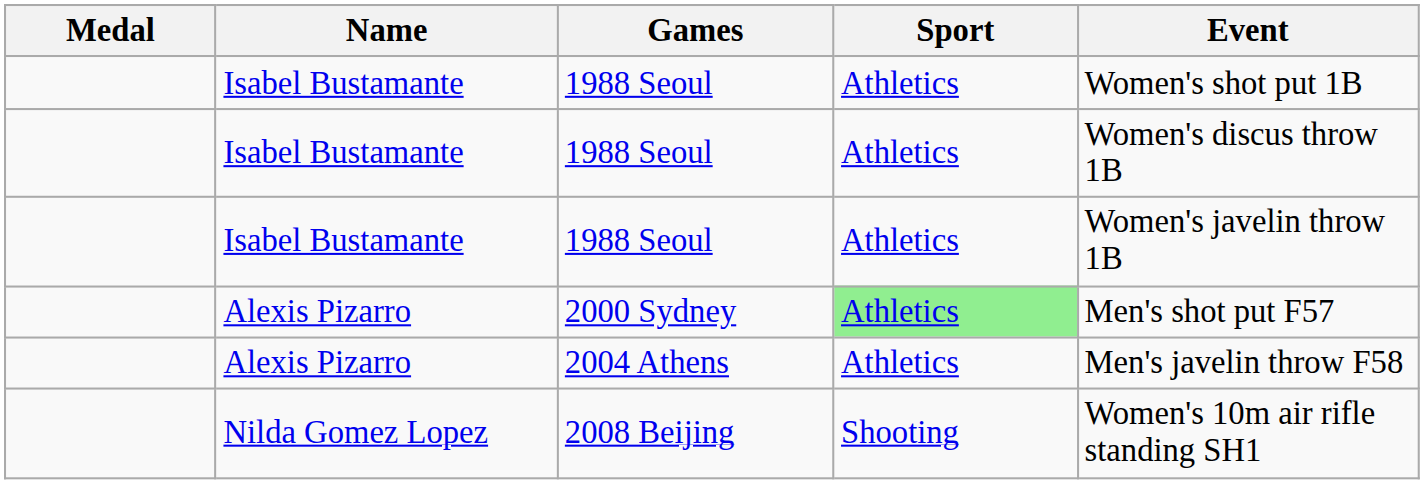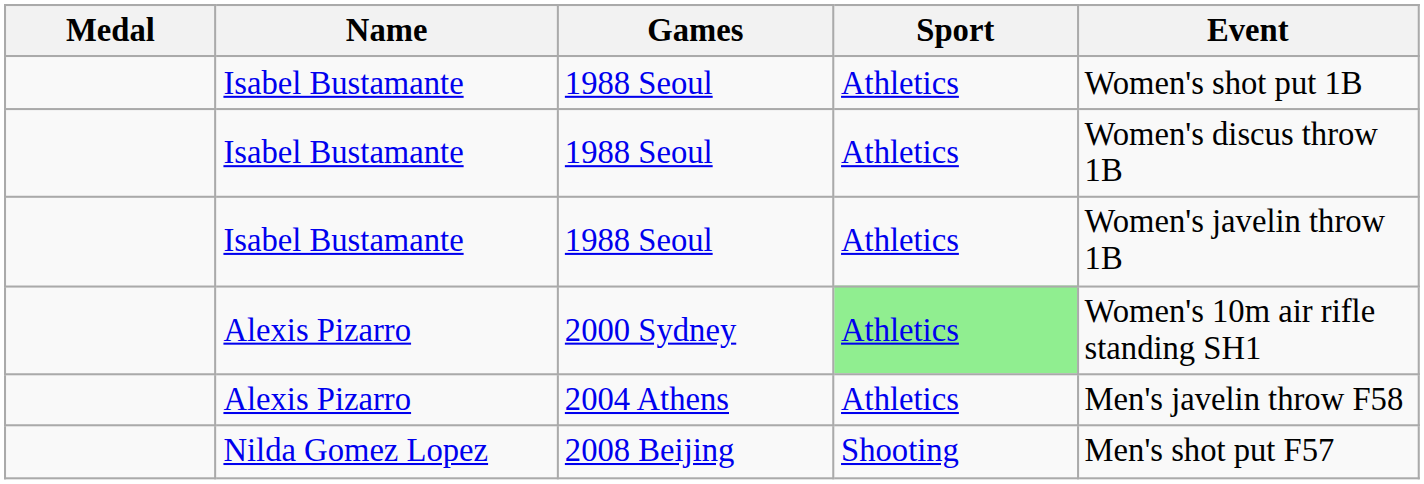(1209, 310) Men's shot put F57 -> (1230, 329) Women's 10m air rifle standing SH1
(1230, 432) Women's 10m air rifle standing SH1 -> (1209, 451) Men's shot put F57
